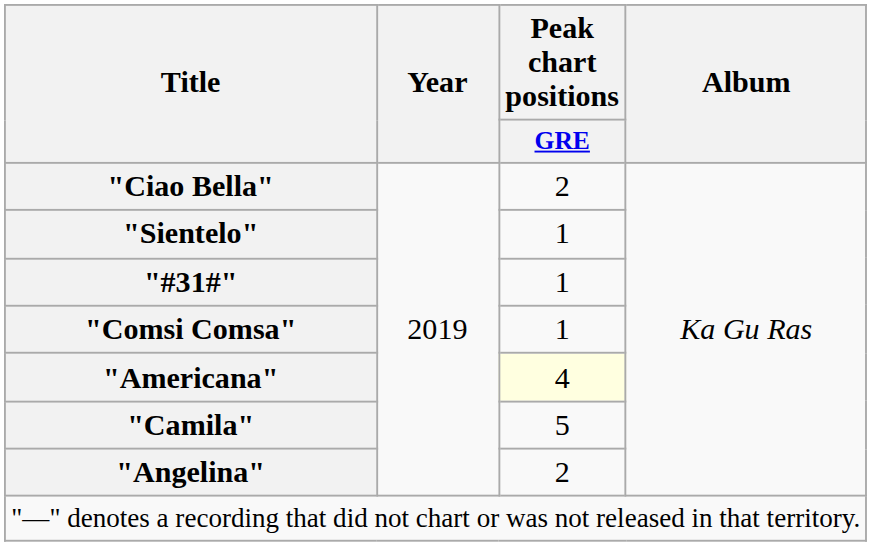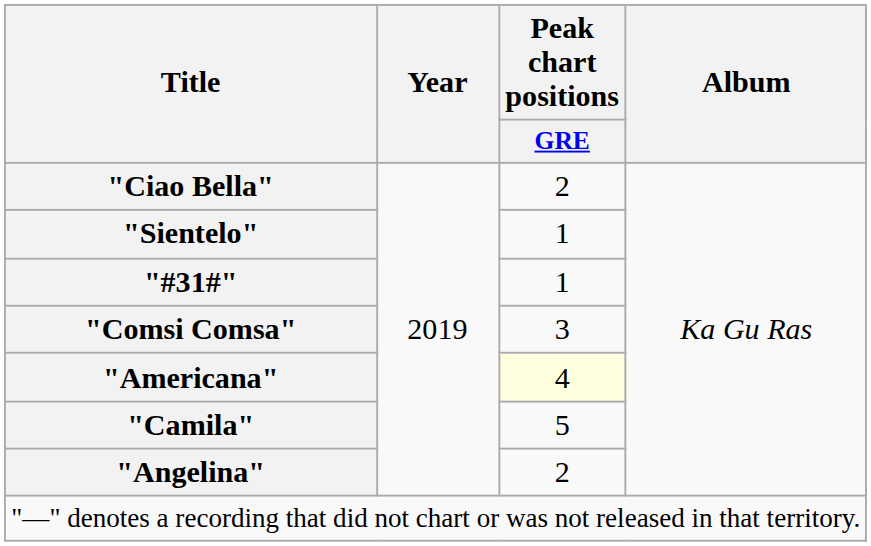(562, 329) 1 -> (562, 329) 3
